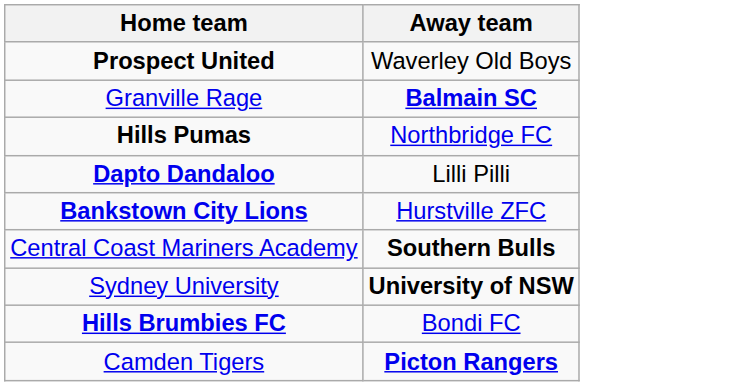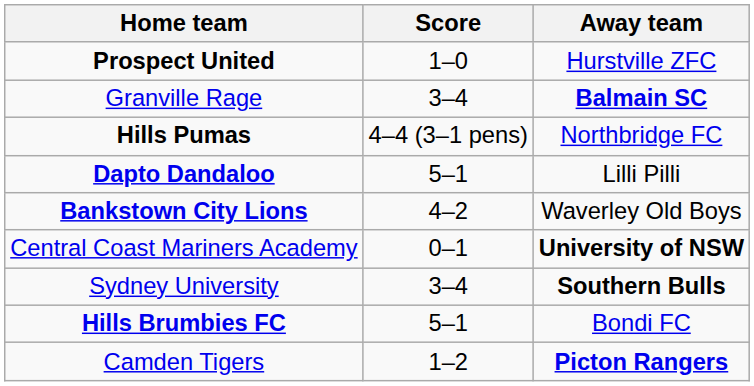+ column: (448, 23)
(471, 60) Waverley Old Boys -> (641, 60) Hurstville ZFC
(471, 211) Hurstville ZFC -> (641, 211) Waverley Old Boys
(471, 248) Southern Bulls -> (641, 248) University of NSW
(471, 286) University of NSW -> (641, 286) Southern Bulls
